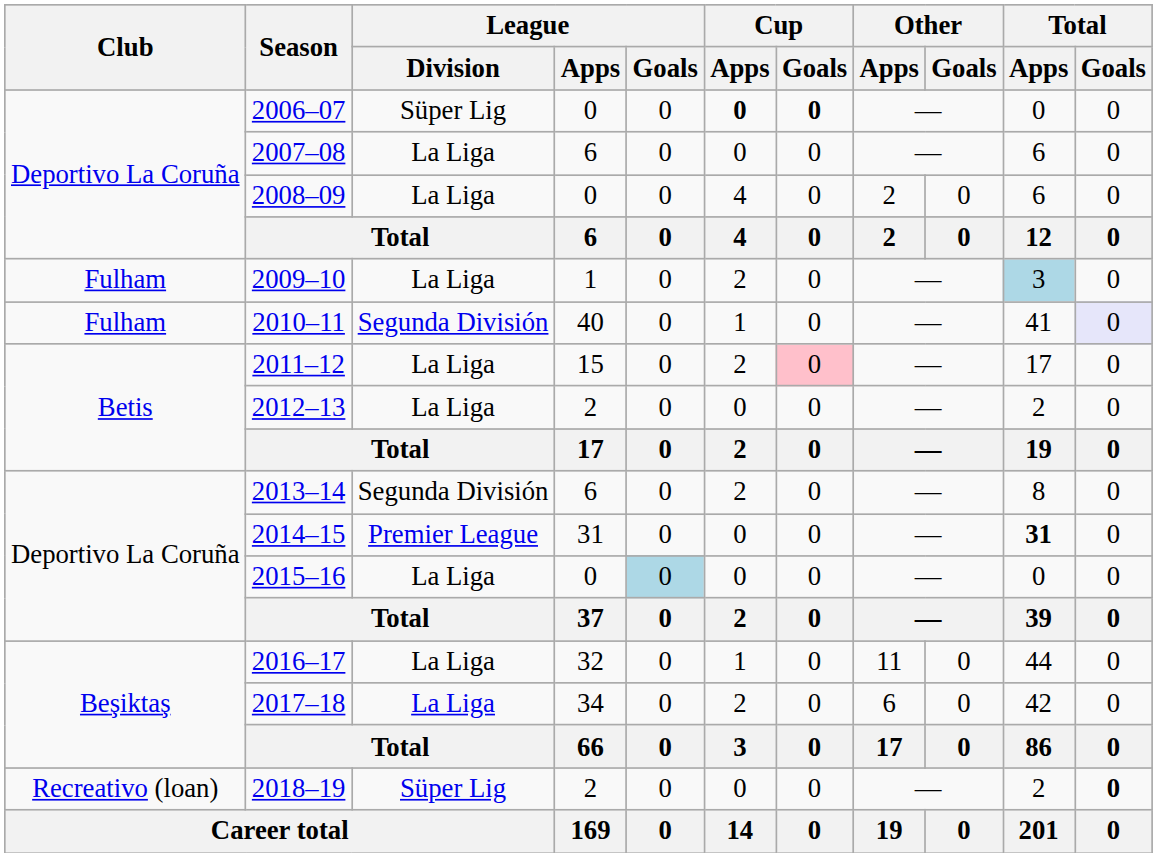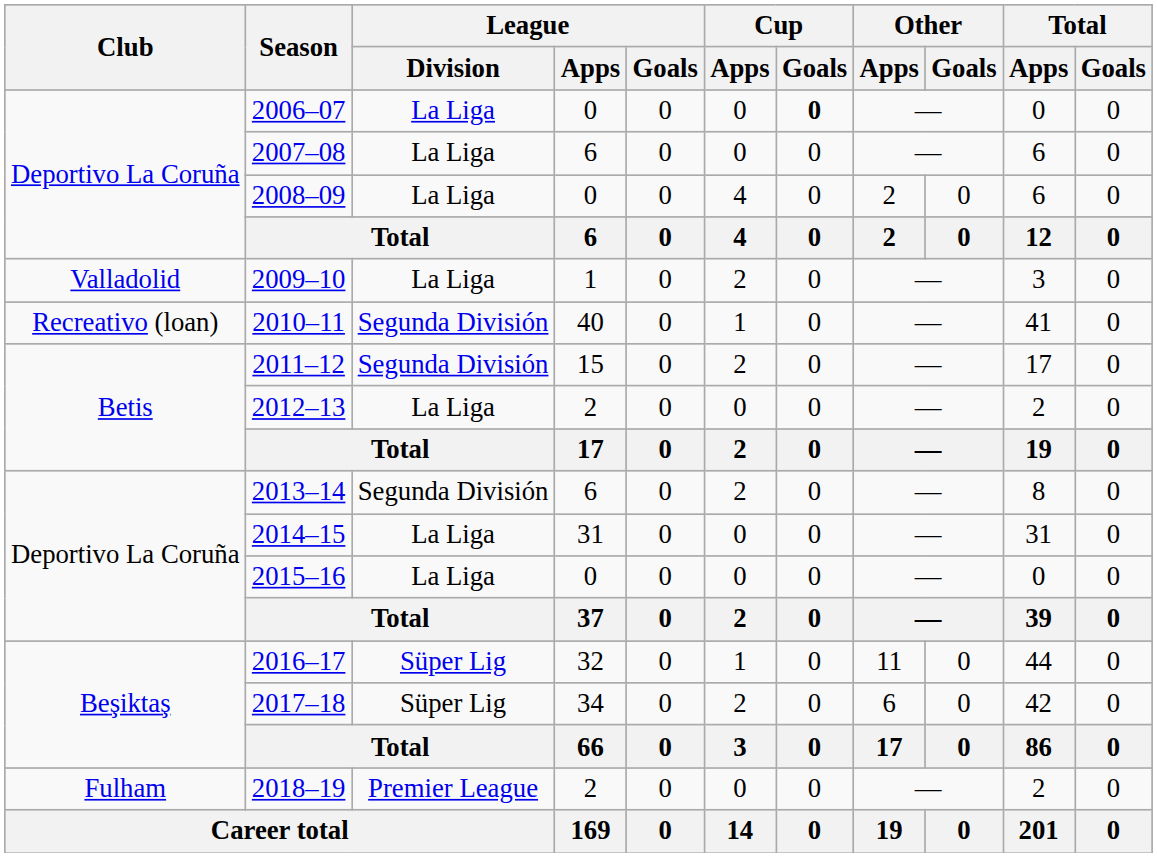(453, 110) Süper Lig -> (453, 110) La Liga
(740, 110) bold -> (740, 110) normal
(125, 279) Fulham -> (125, 279) Valladolid
(1039, 279) lightblue background -> (1039, 279) no background
(125, 322) Fulham -> (125, 322) Recreativo (loan)
(1113, 322) lavender background -> (1113, 322) no background
(453, 364) La Liga -> (453, 364) Segunda División
(815, 364) pink background -> (815, 364) no background
(453, 534) Premier League -> (453, 534) La Liga
(1039, 534) bold -> (1039, 534) normal
(665, 576) lightblue background -> (665, 576) no background
(453, 661) La Liga -> (453, 661) Süper Lig
(453, 703) La Liga -> (453, 703) Süper Lig
(125, 788) Recreativo (loan) -> (125, 788) Fulham
(453, 788) Süper Lig -> (453, 788) Premier League
(1113, 788) bold -> (1113, 788) normal
